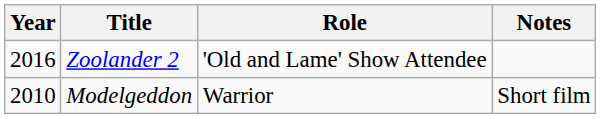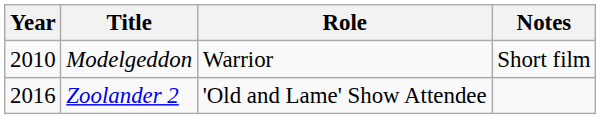rows swapped: (129, 95) <-> (123, 58)
